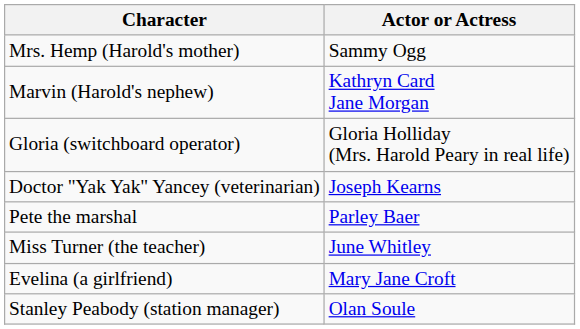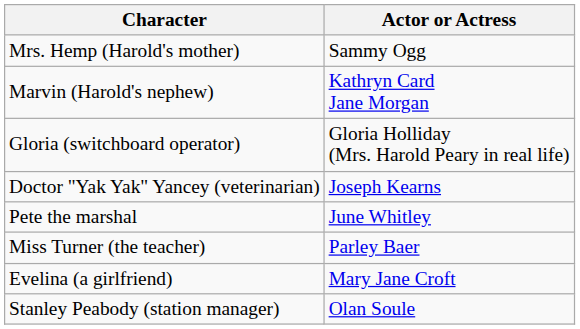(374, 216) Parley Baer -> (380, 216) June Whitley
(380, 247) June Whitley -> (374, 247) Parley Baer
